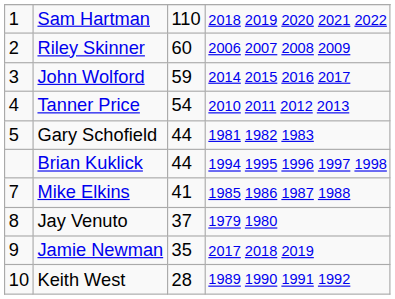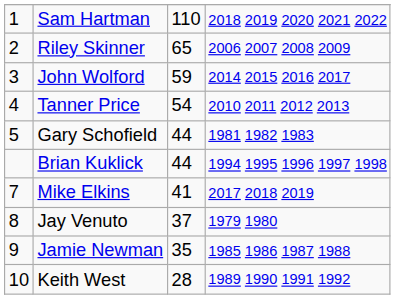(182, 47) 60 -> (182, 47) 65
(279, 193) 1985 1986 1987 1988 -> (261, 193) 2017 2018 2019
(261, 250) 2017 2018 2019 -> (279, 250) 1985 1986 1987 1988
